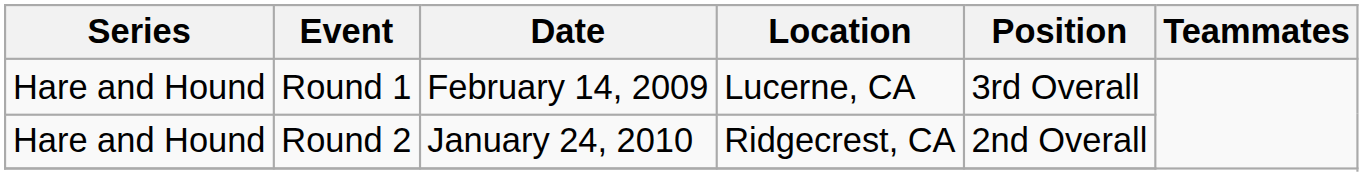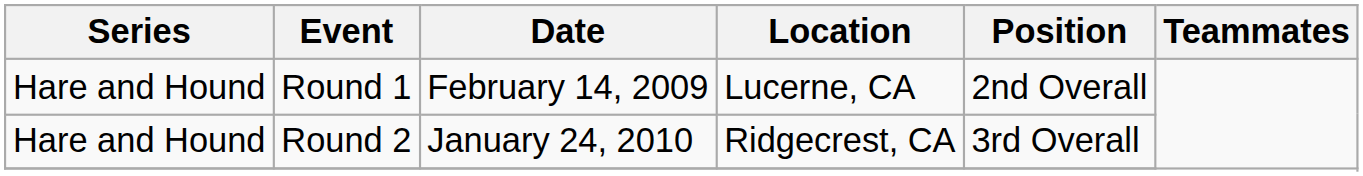(1056, 86) 3rd Overall -> (1059, 86) 2nd Overall
(1059, 140) 2nd Overall -> (1056, 140) 3rd Overall
